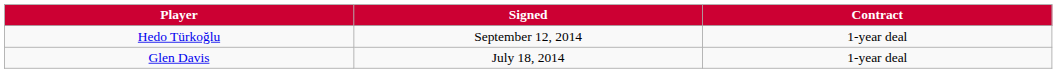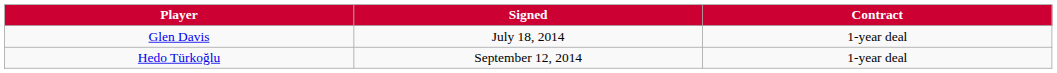rows swapped: (179, 57) <-> (179, 36)
